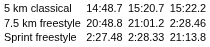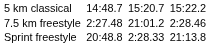(104, 23) 20:48.8 -> (104, 23) 2:27.48
(104, 38) 2:27.48 -> (104, 38) 20:48.8
